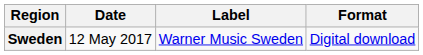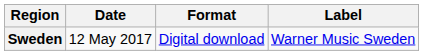columns swapped: (363, 15) <-> (231, 15)
